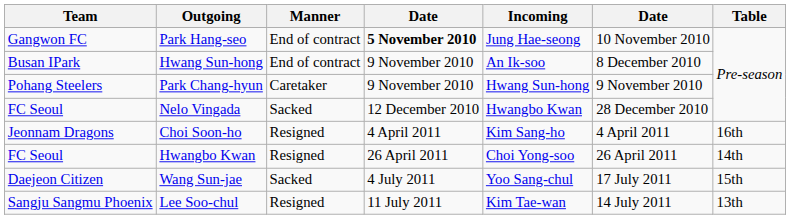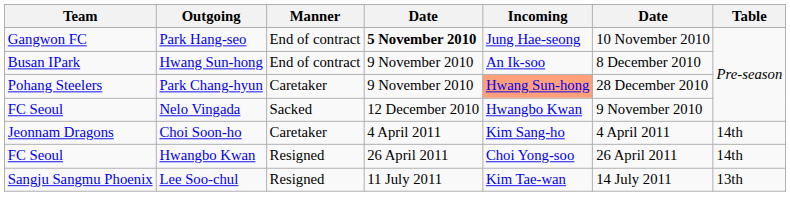(538, 86) no background -> (538, 86) lightsalmon background
(649, 86) 9 November 2010 -> (652, 86) 28 December 2010
(652, 109) 28 December 2010 -> (649, 109) 9 November 2010
(297, 132) Resigned -> (298, 132) Caretaker
(730, 132) 16th -> (730, 132) 14th
- row: (201, 179)
